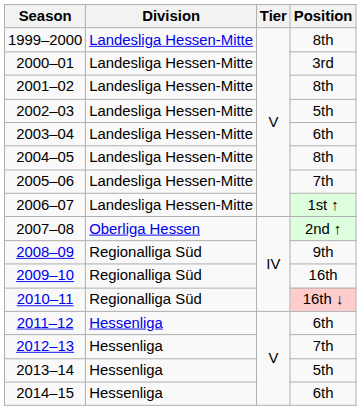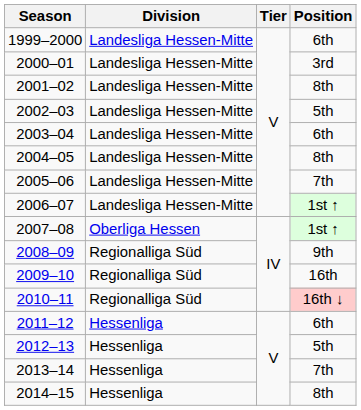(323, 39) 8th -> (323, 39) 6th
(323, 228) 2nd ↑ -> (323, 228) 1st ↑
(323, 346) 7th -> (323, 346) 5th
(323, 370) 5th -> (323, 370) 7th
(323, 393) 6th -> (323, 393) 8th
